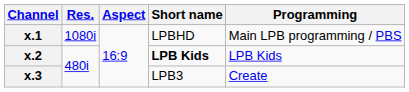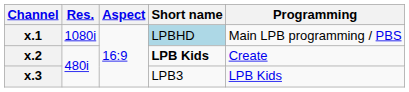(173, 35) no background -> (173, 35) lightblue background
(255, 55) LPB Kids -> (248, 55) Create
(248, 76) Create -> (255, 76) LPB Kids
